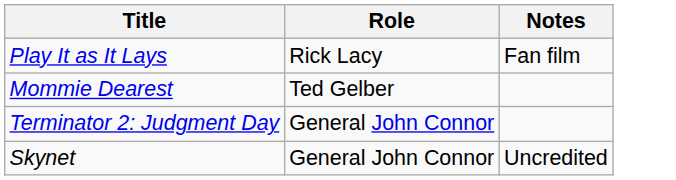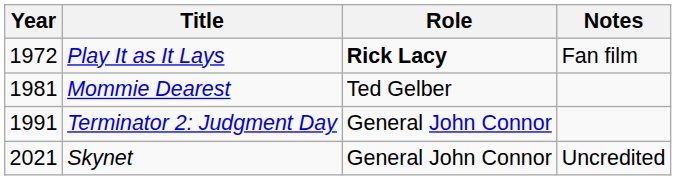+ column: (33, 21)
(336, 55) normal -> (397, 55) bold
